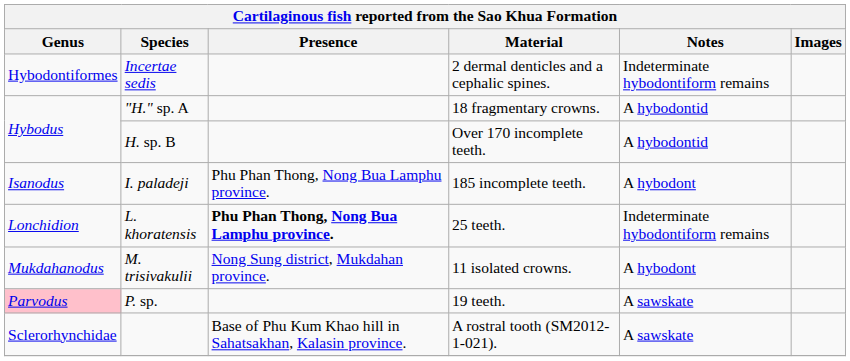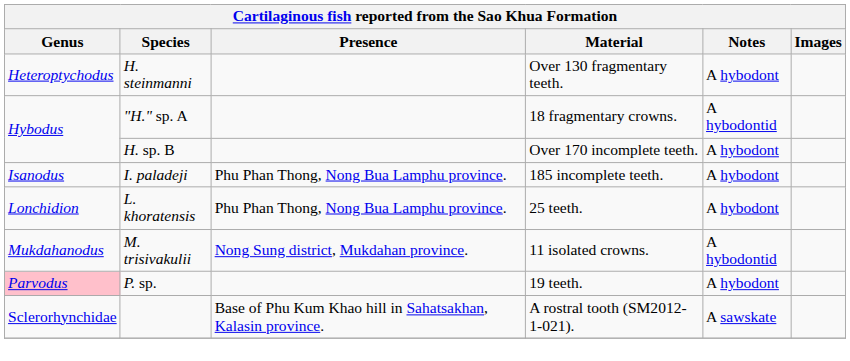+ row: (158, 74)
- row: (151, 74)
(666, 141) A hybodontid -> (743, 150) A hybodont
(304, 225) bold -> (361, 208) normal
(696, 225) Indeterminate hybodontiform remains -> (743, 208) A hybodont
(659, 267) A hybodont -> (741, 250) A hybodontid
(658, 301) A sawskate -> (743, 283) A hybodont
